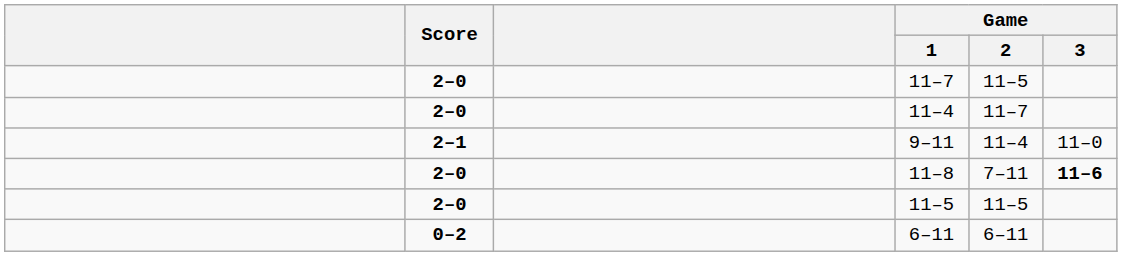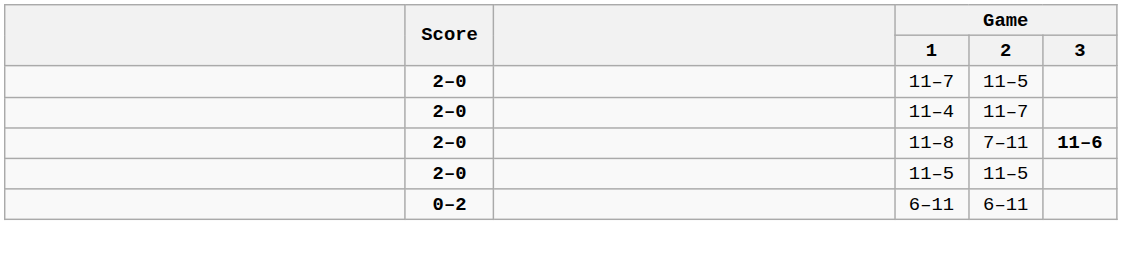- row: (932, 143)
